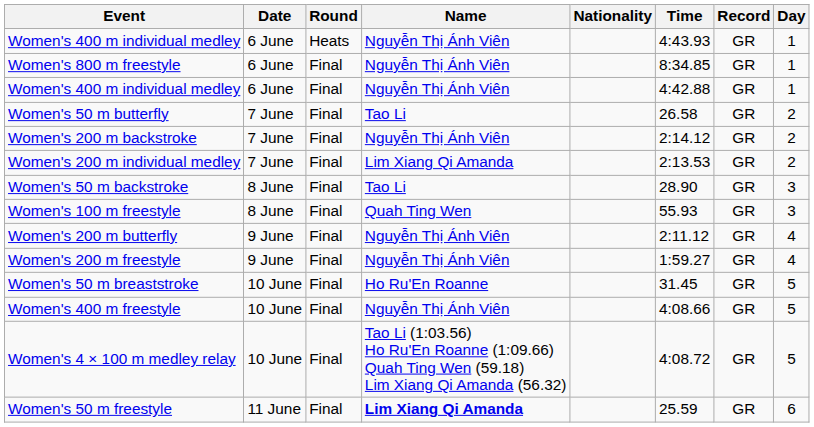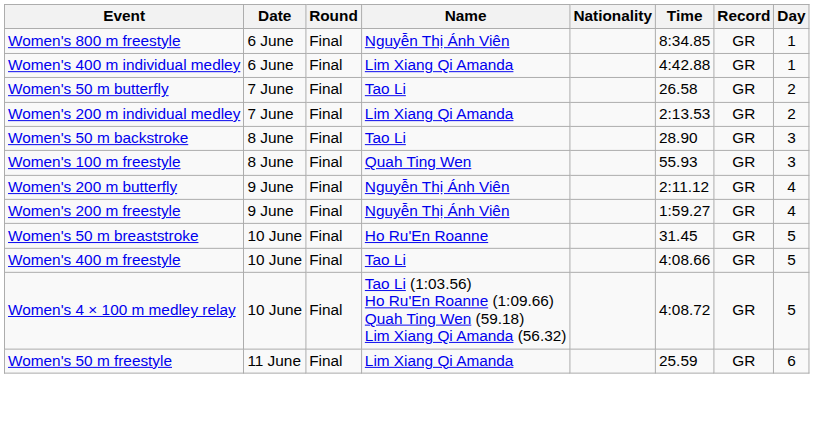- row: (124, 41)
(437, 89) Nguyễn Thị Ánh Viên -> (439, 65) Lim Xiang Qi Amanda
- row: (102, 138)
(437, 308) Nguyễn Thị Ánh Viên -> (385, 260) Tao Li
(444, 409) bold -> (439, 360) normal
